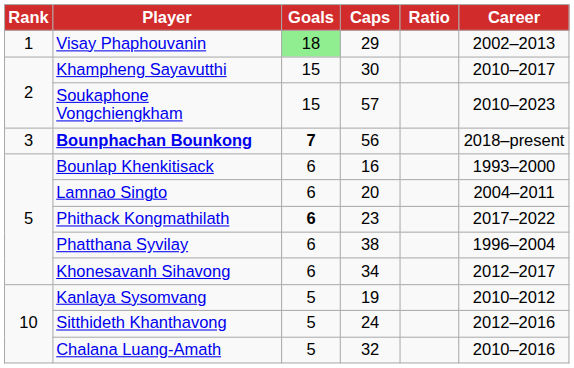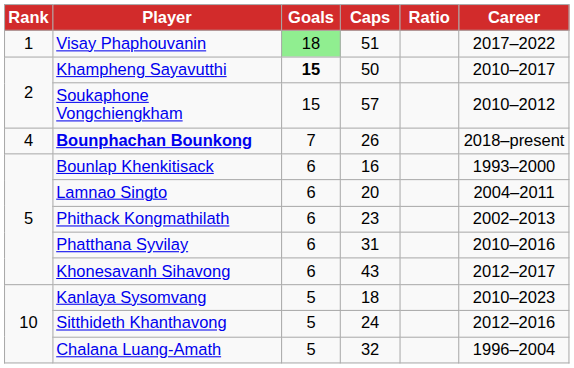(370, 43) 29 -> (370, 43) 51
(514, 43) 2002–2013 -> (514, 43) 2017–2022
(311, 69) normal -> (311, 69) bold
(370, 69) 30 -> (370, 69) 50
(514, 105) 2010–2023 -> (514, 105) 2010–2012
(28, 140) 3 -> (28, 140) 4
(311, 140) bold -> (311, 140) normal
(370, 140) 56 -> (370, 140) 26
(311, 219) bold -> (311, 219) normal
(514, 219) 2017–2022 -> (514, 219) 2002–2013
(370, 245) 38 -> (370, 245) 31
(514, 245) 1996–2004 -> (514, 245) 2010–2016
(370, 271) 34 -> (370, 271) 43
(370, 297) 19 -> (370, 297) 18
(514, 297) 2010–2012 -> (514, 297) 2010–2023
(514, 349) 2010–2016 -> (514, 349) 1996–2004
